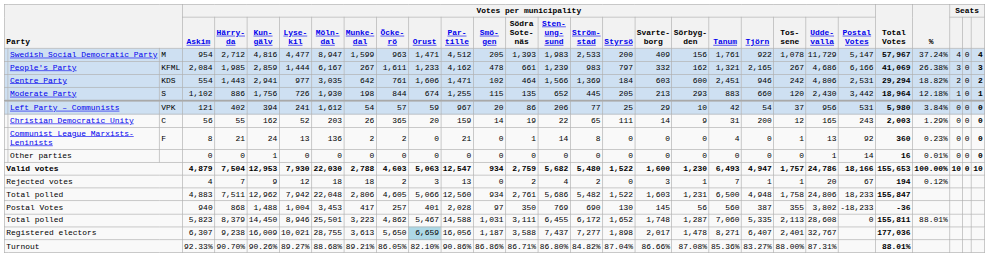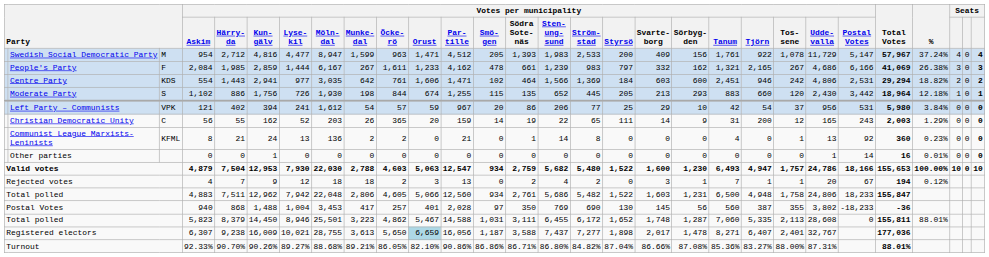(171, 68) KFML -> (164, 68) F
(164, 138) F -> (171, 138) KFML
